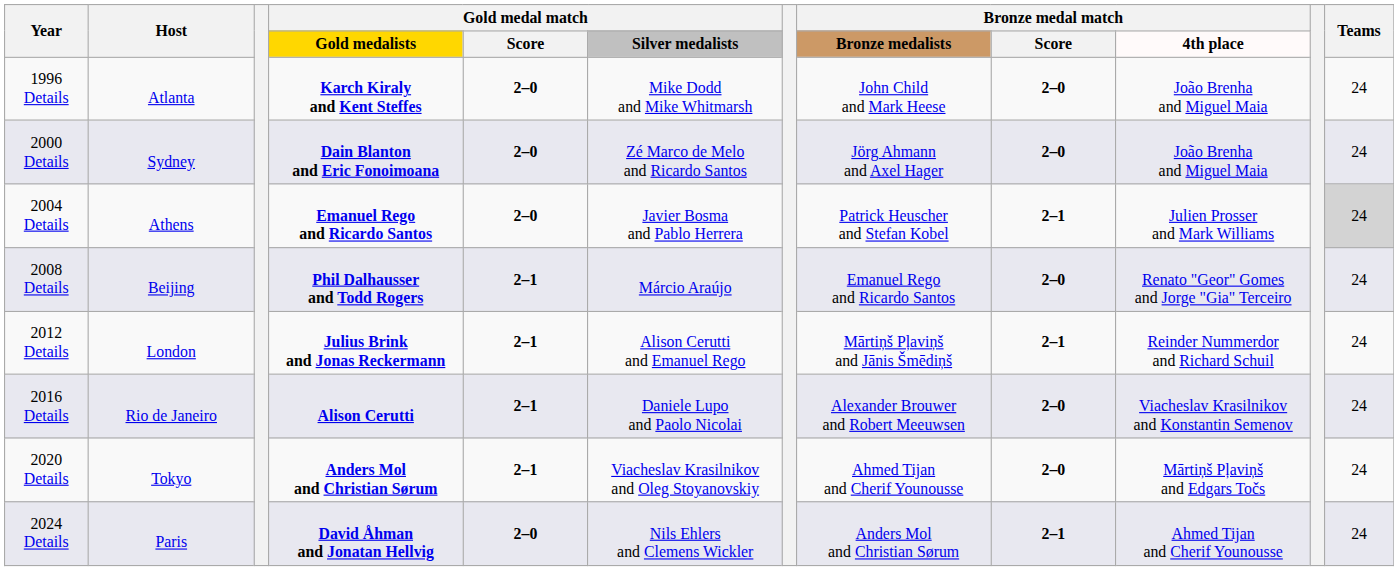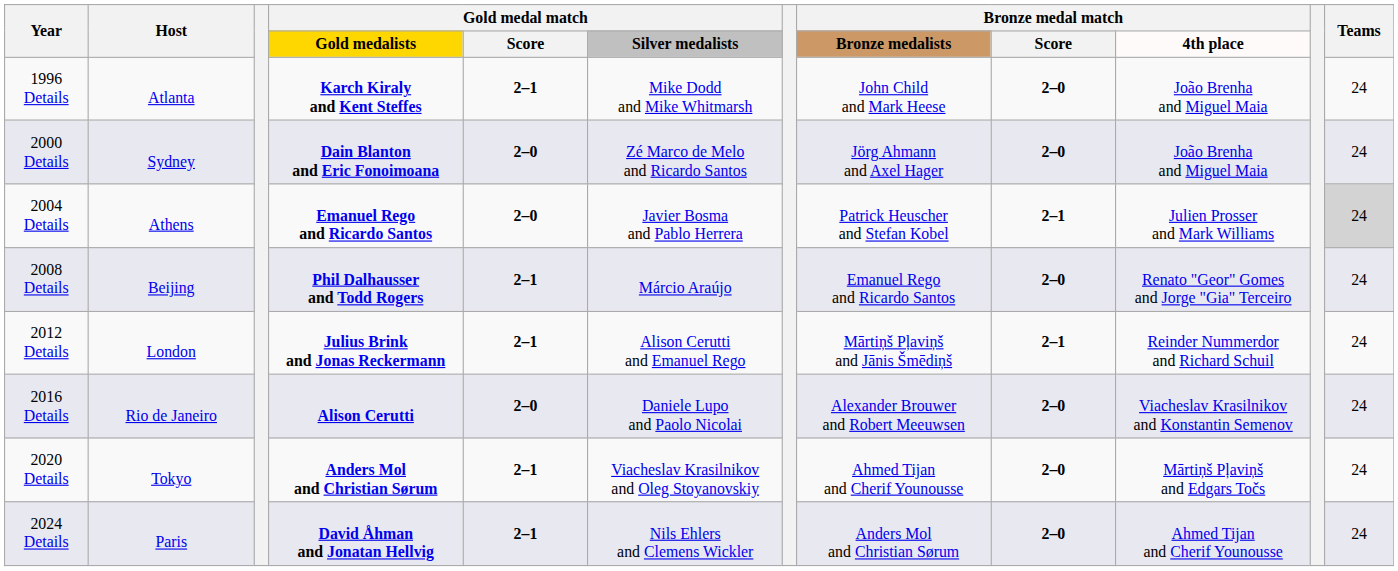(525, 88) 2–0 -> (525, 88) 2–1
(525, 406) 2–1 -> (525, 406) 2–0
(525, 533) 2–0 -> (525, 533) 2–1
(1053, 533) 2–1 -> (1053, 533) 2–0
